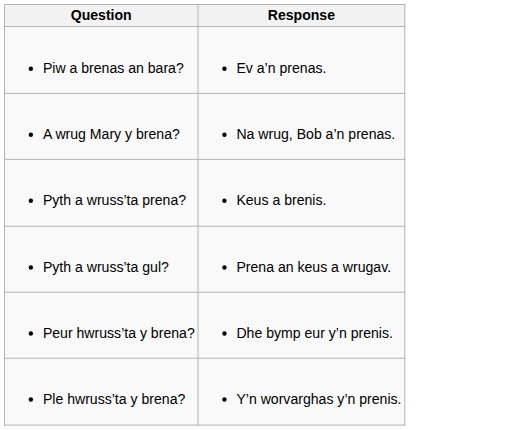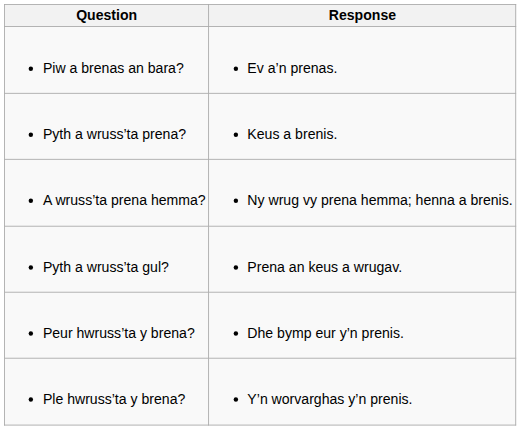- row: (101, 134)
+ row: (107, 201)
